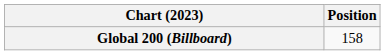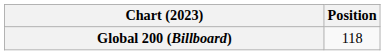(352, 38) 158 -> (352, 38) 118
